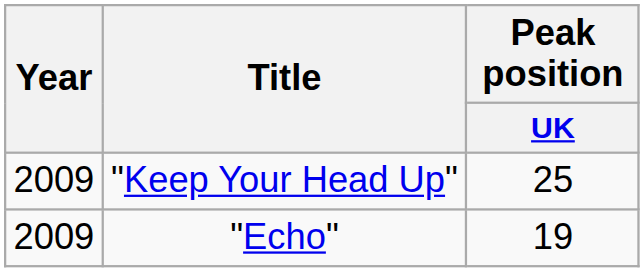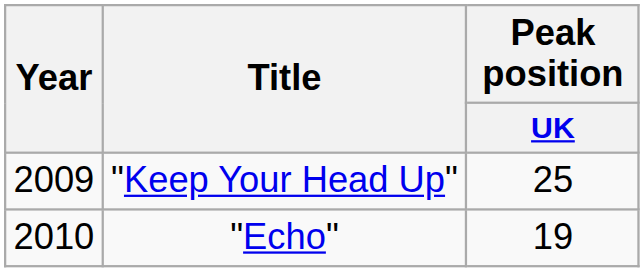(54, 237) 2009 -> (54, 237) 2010
